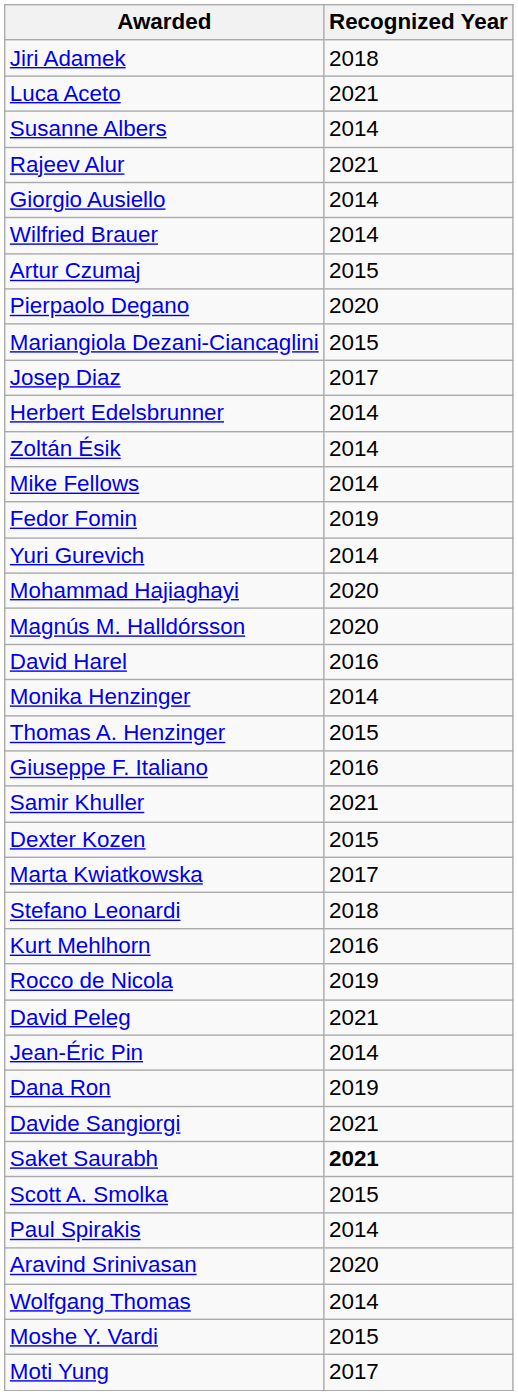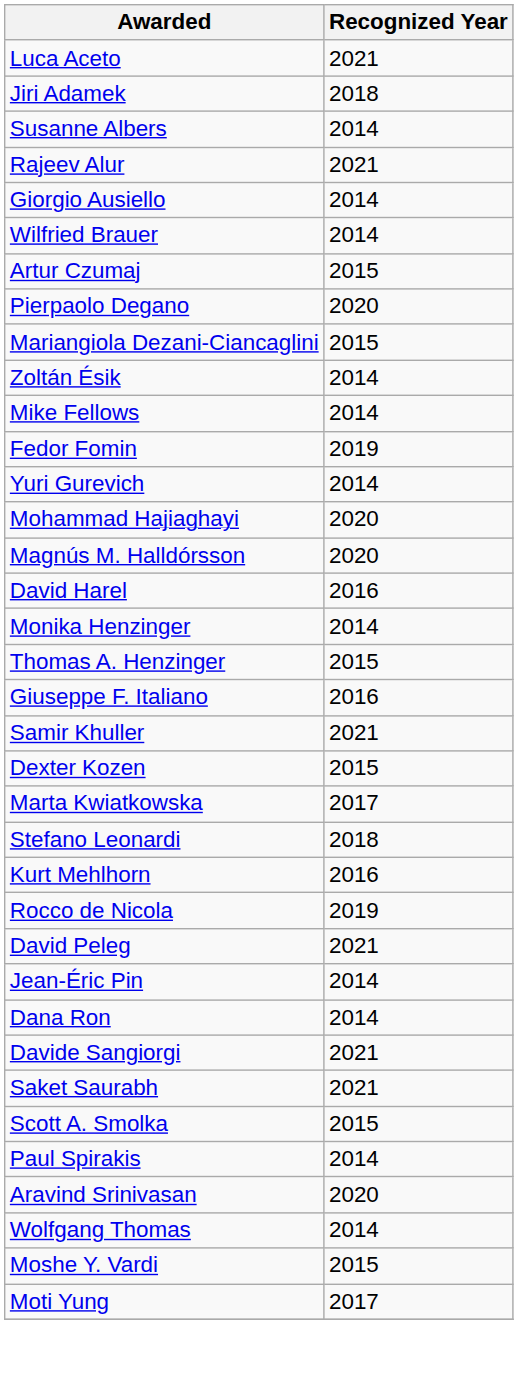rows swapped: (65, 93) <-> (68, 57)
- row: (65, 377)
- row: (117, 413)
(354, 1088) 2019 -> (354, 1016) 2014
(354, 1159) bold -> (354, 1088) normal
